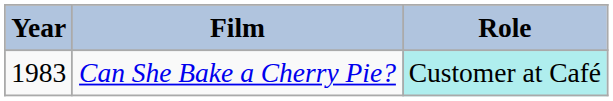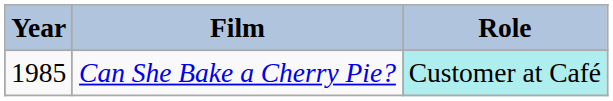(39, 72) 1983 -> (39, 72) 1985
